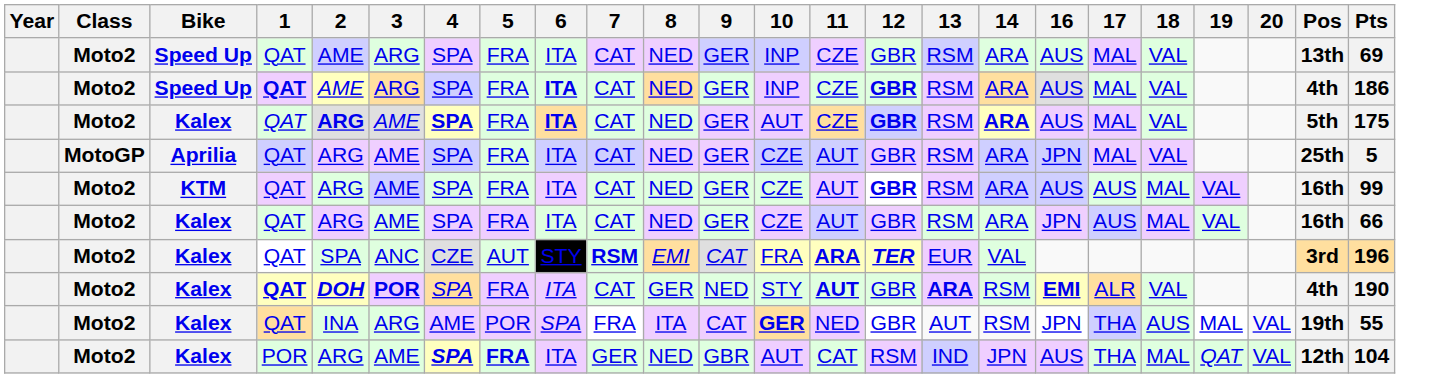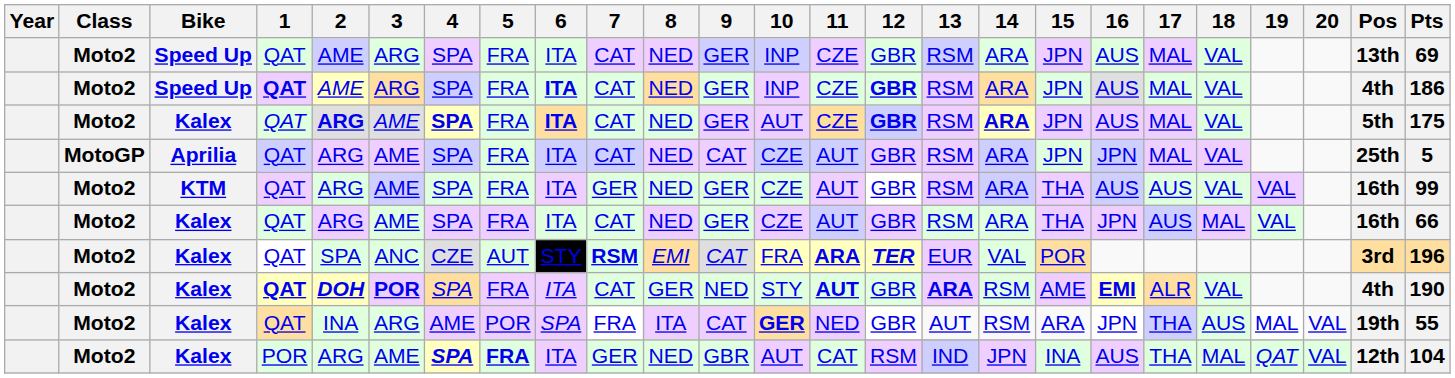+ column: (1063, 21)
(726, 155) GER -> (726, 155) CAT
(615, 188) CAT -> (615, 188) GER
(893, 188) bold -> (893, 188) normal
(1168, 188) MAL -> (1224, 188) VAL
